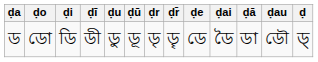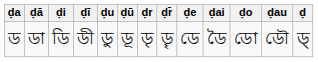columns swapped: (249, 13) <-> (40, 13)
